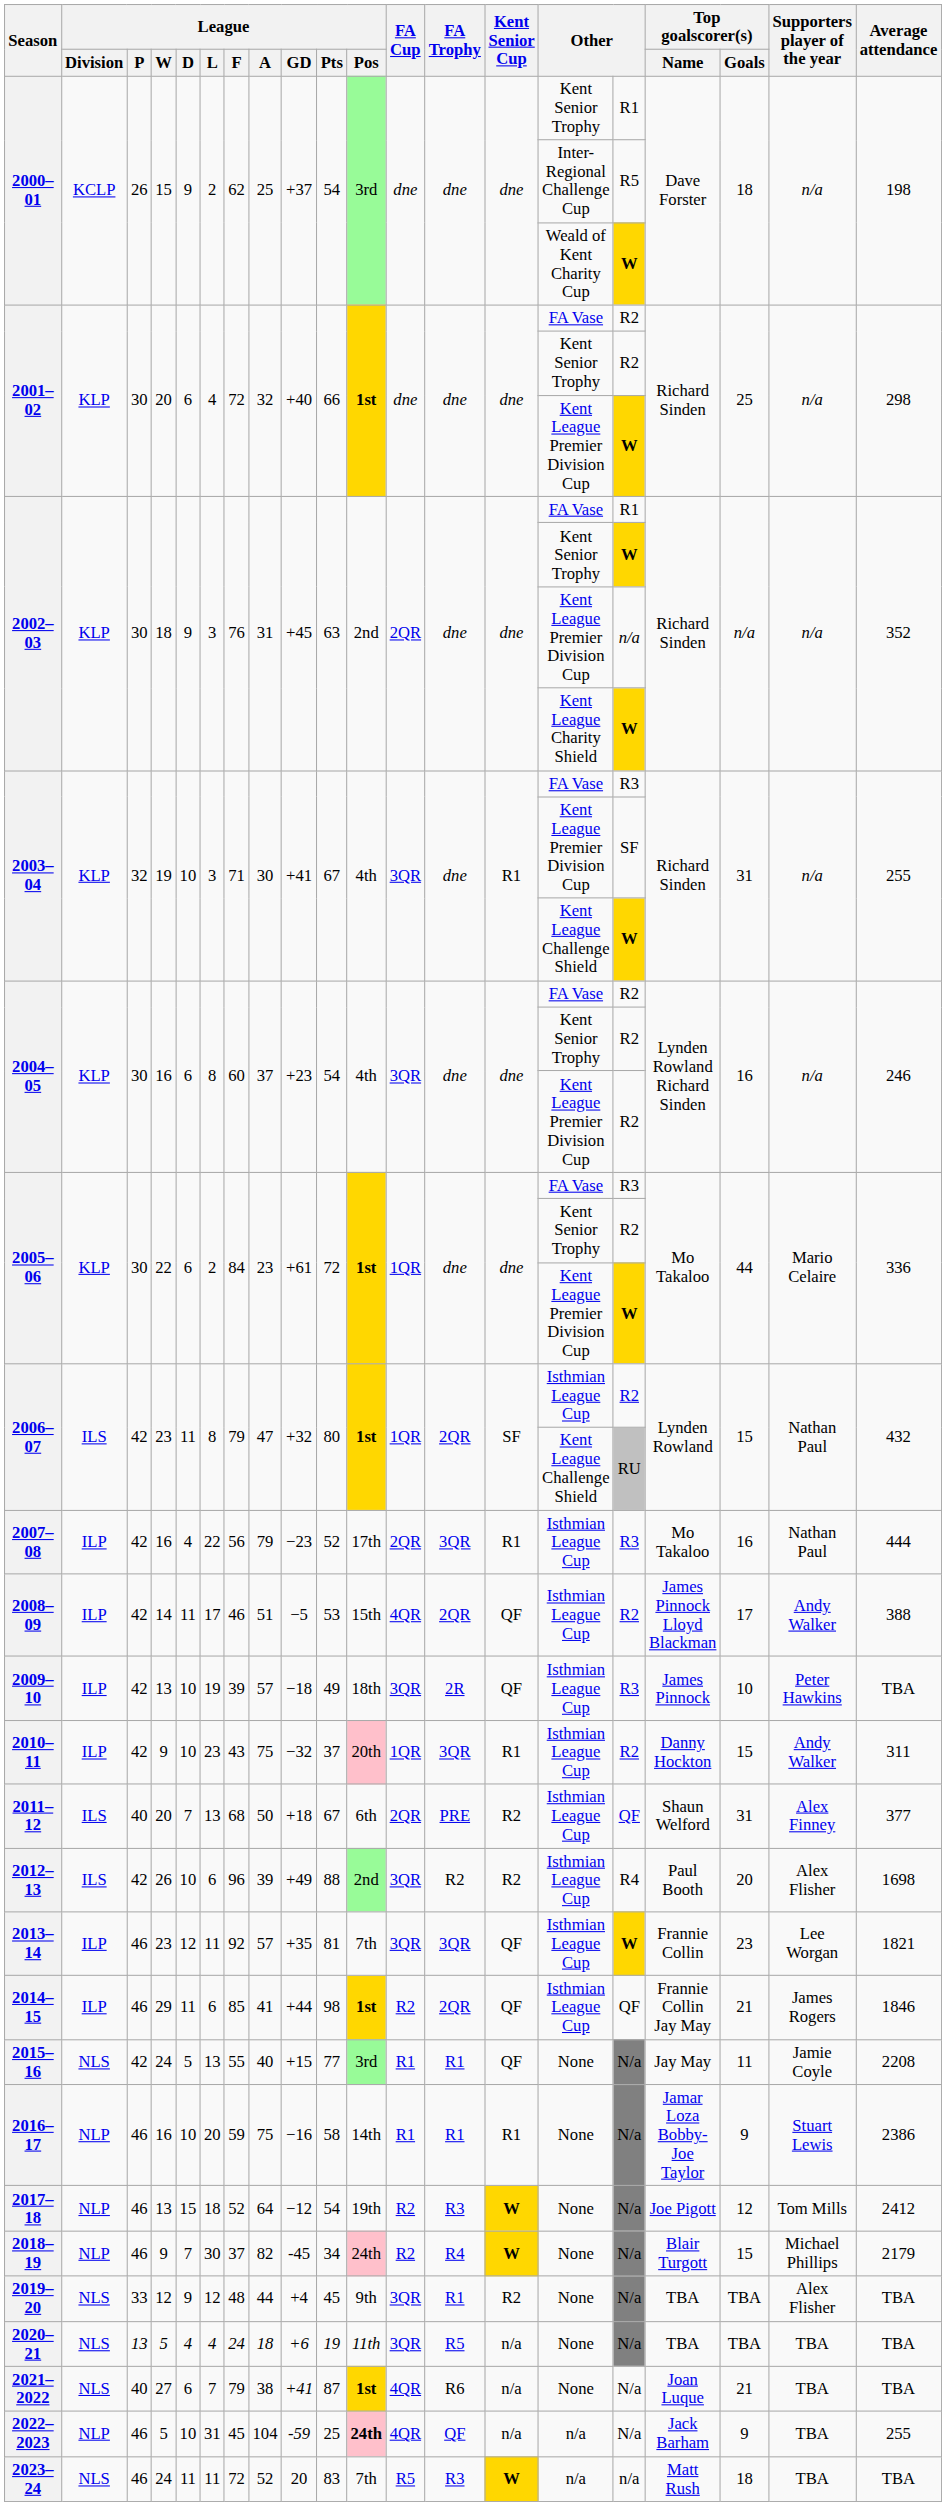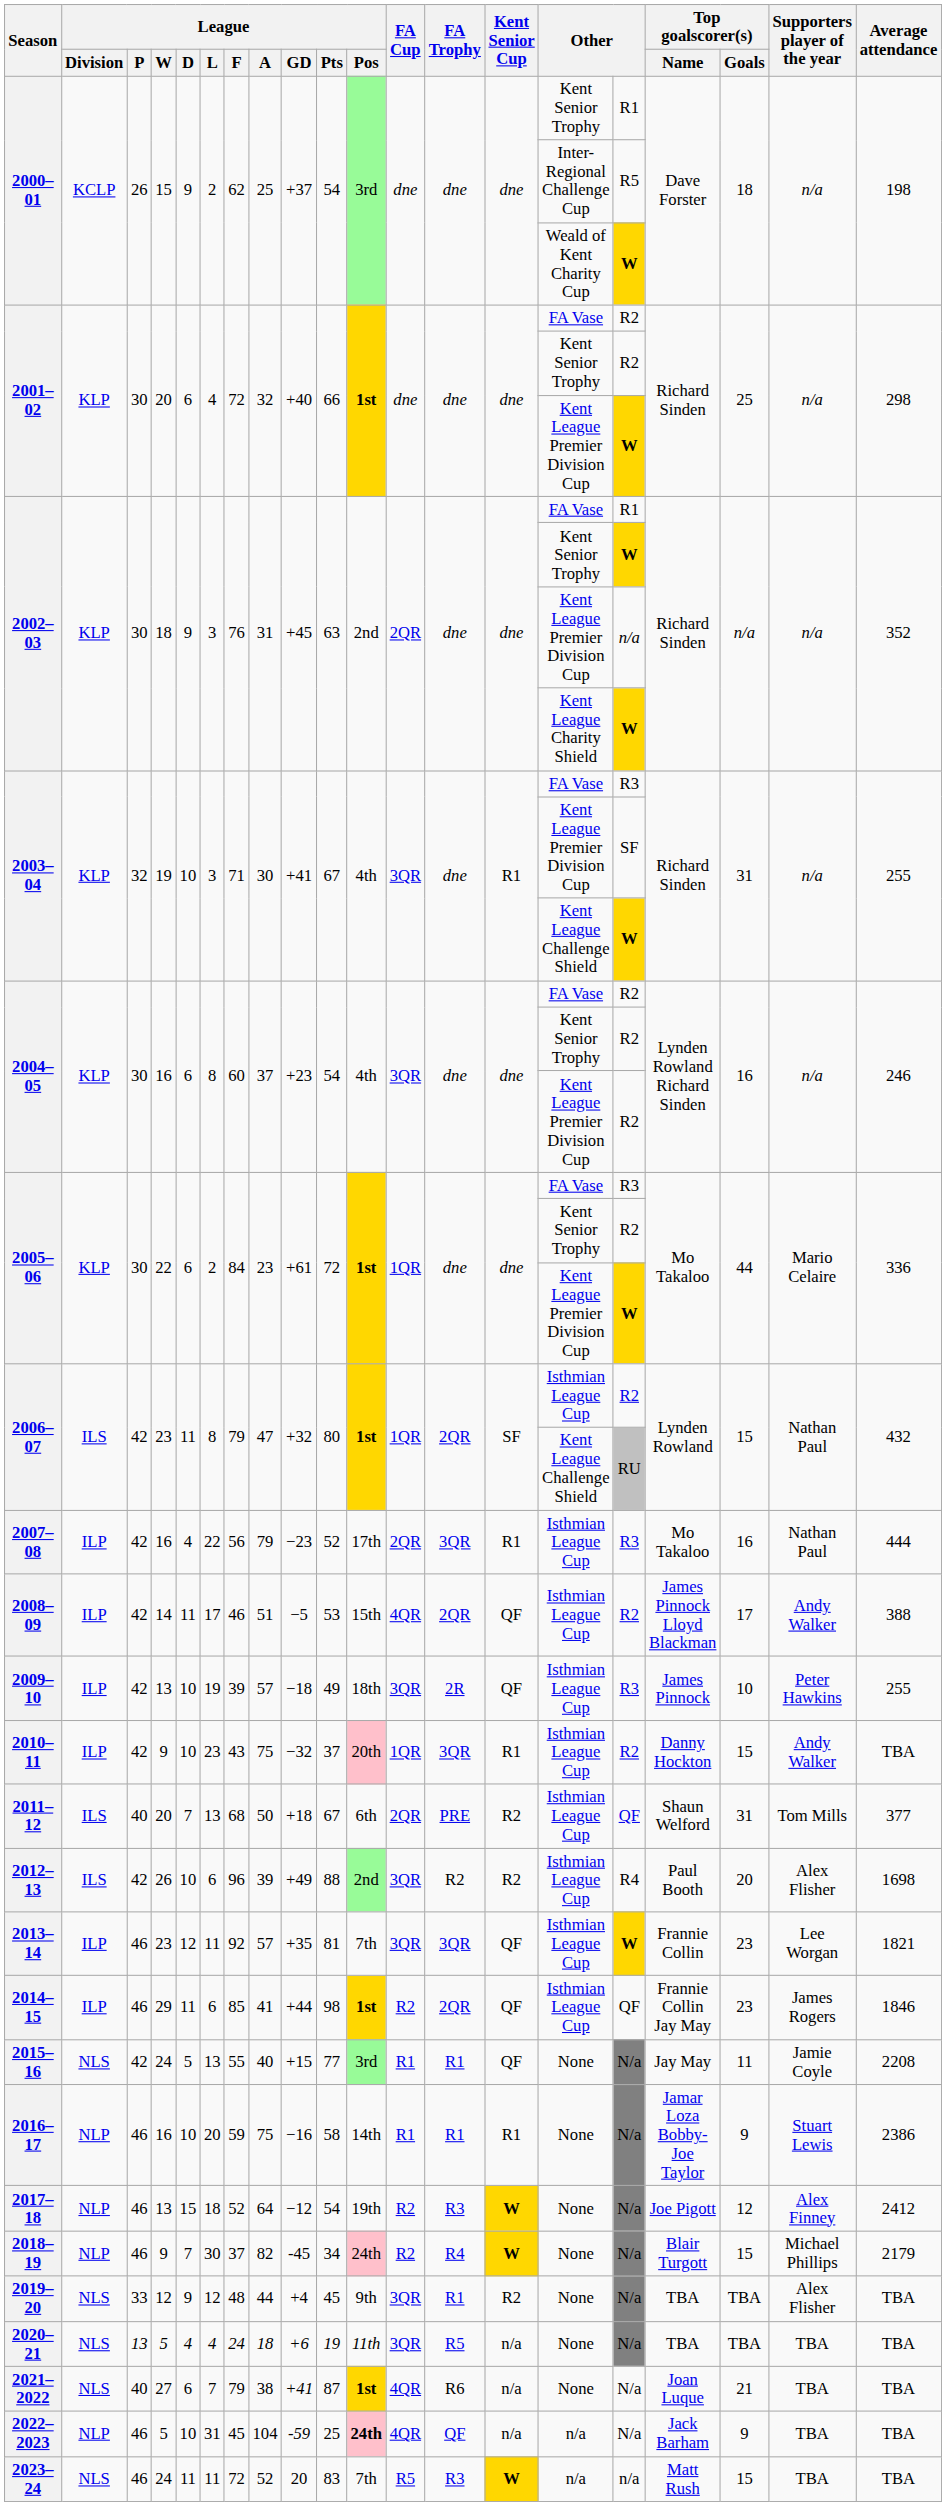(898, 1688) TBA -> (898, 1688) 255
(898, 1752) 311 -> (898, 1752) TBA
(812, 1815) Alex Finney -> (812, 1815) Tom Mills
(744, 2007) 21 -> (744, 2007) 23
(812, 2208) Tom Mills -> (812, 2208) Alex Finney
(898, 2433) 255 -> (898, 2433) TBA
(744, 2478) 18 -> (744, 2478) 15
